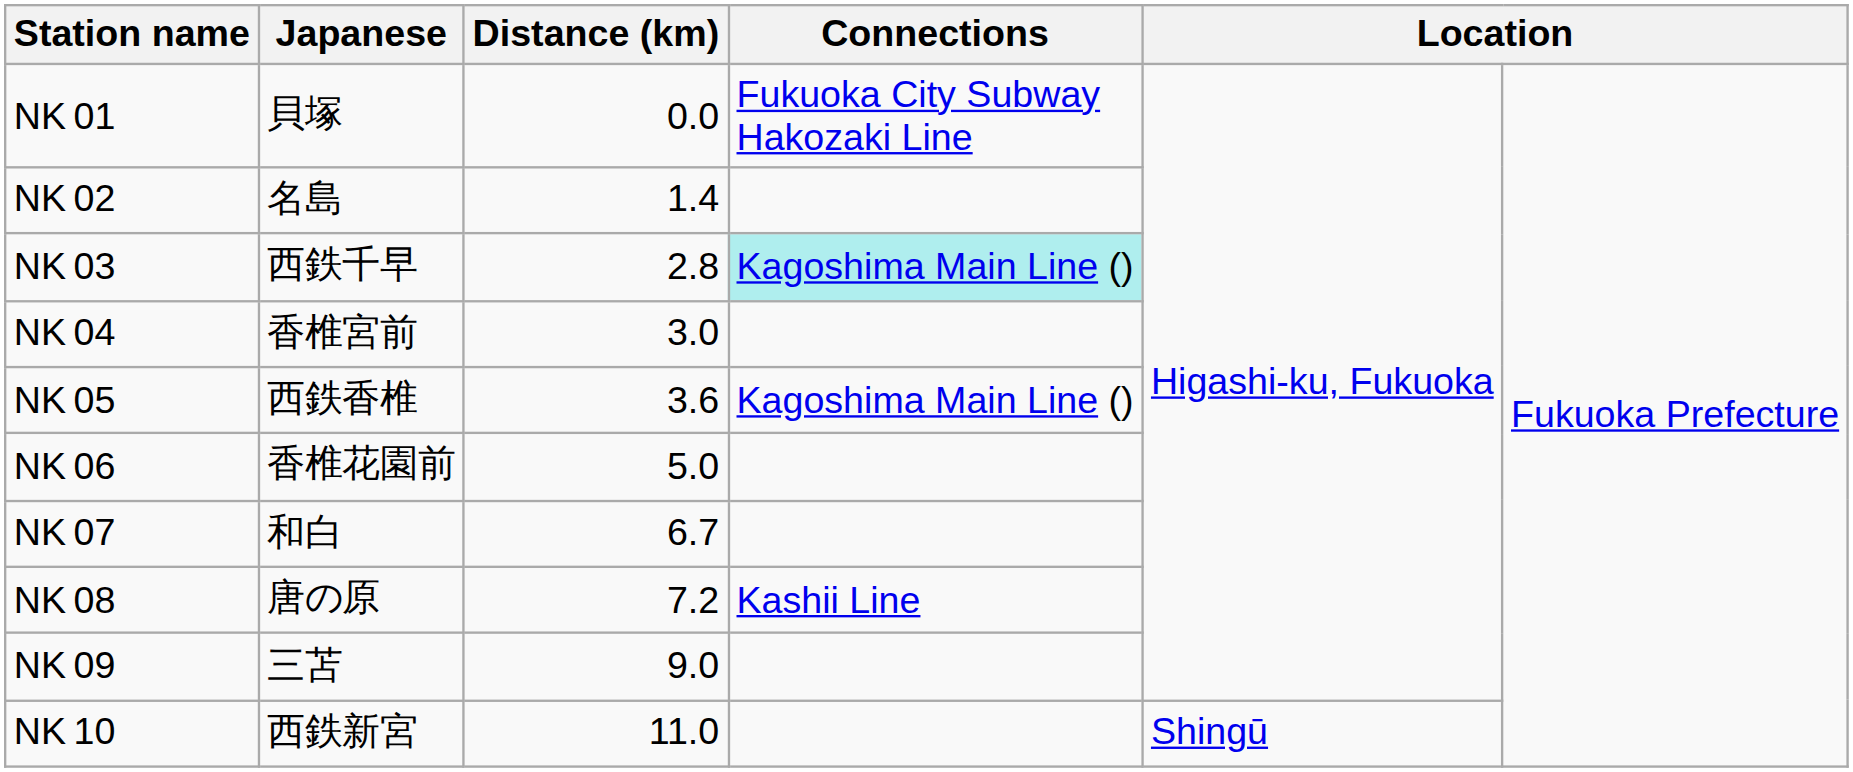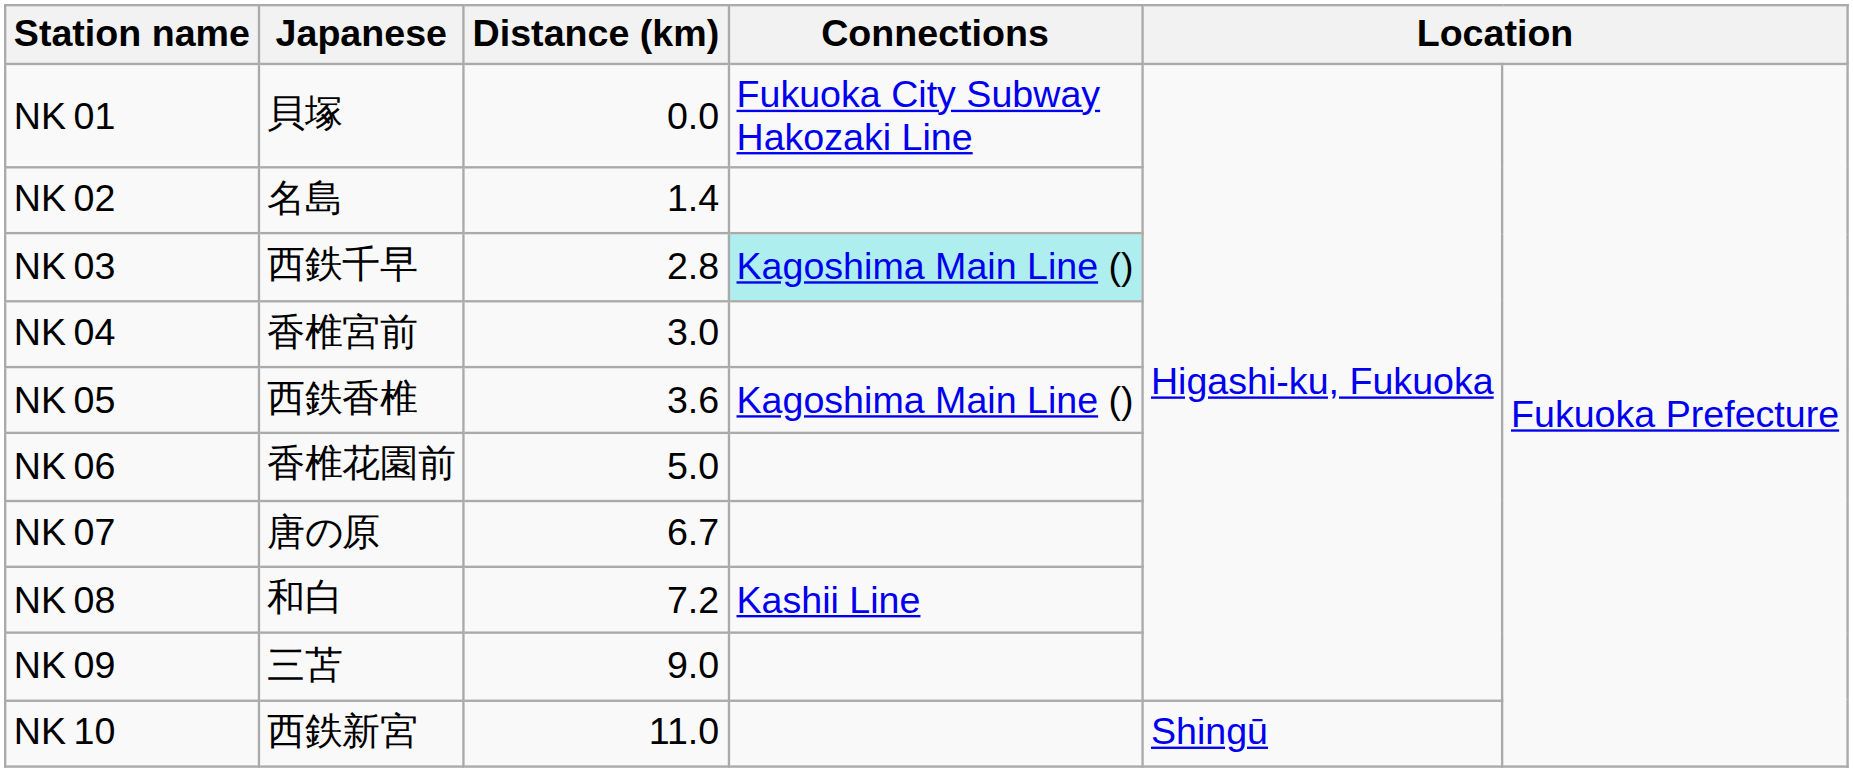(305, 531) 和白 -> (324, 531) 唐の原
(324, 598) 唐の原 -> (305, 598) 和白
